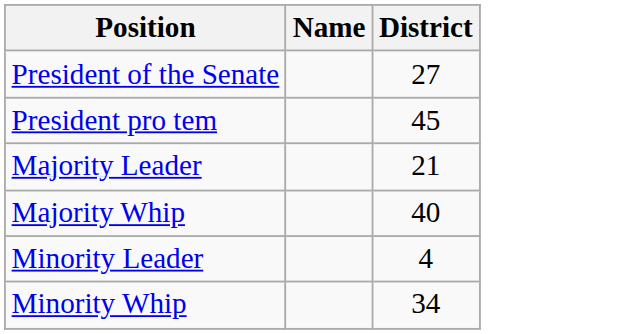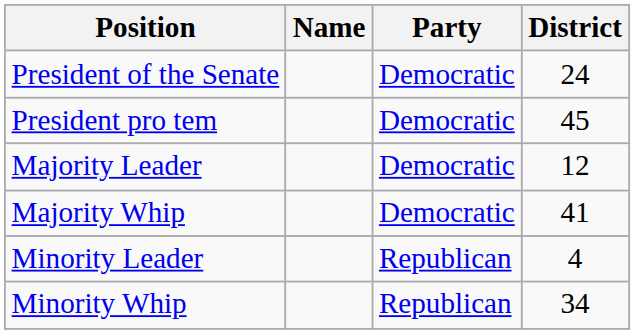+ column: (447, 27)
(426, 73) 27 -> (575, 73) 24
(426, 166) 21 -> (575, 166) 12
(426, 212) 40 -> (575, 212) 41
